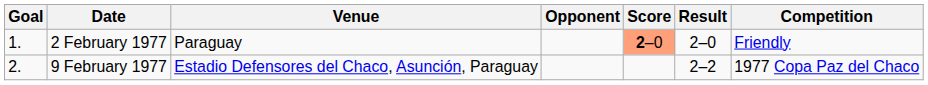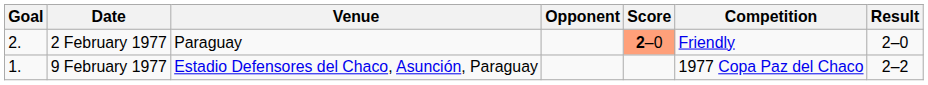columns swapped: (703, 17) <-> (827, 17)
(15, 42) 1. -> (15, 42) 2.
(15, 67) 2. -> (15, 67) 1.
